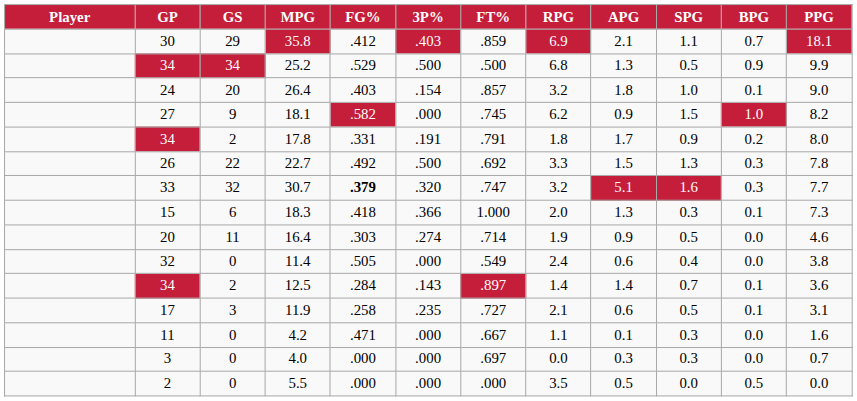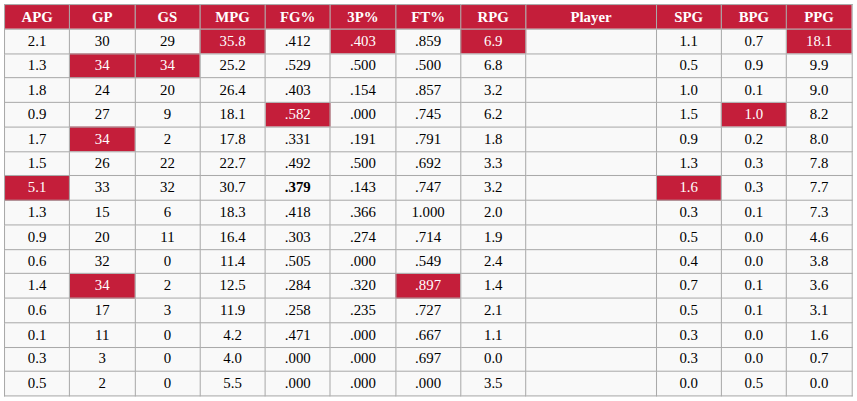columns swapped: (70, 17) <-> (624, 17)
(428, 188) .320 -> (363, 188) .143
(428, 286) .143 -> (363, 286) .320
